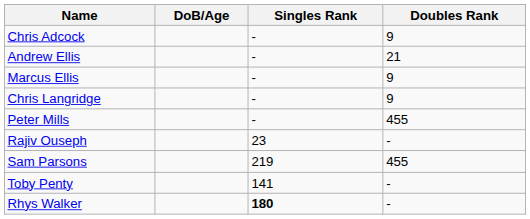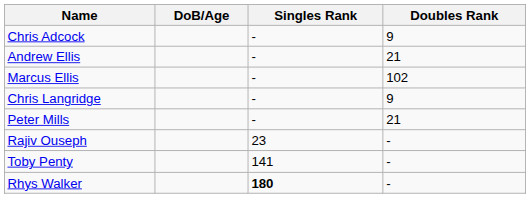(390, 78) 9 -> (397, 78) 102
(397, 120) 455 -> (393, 120) 21
- row: (47, 162)
